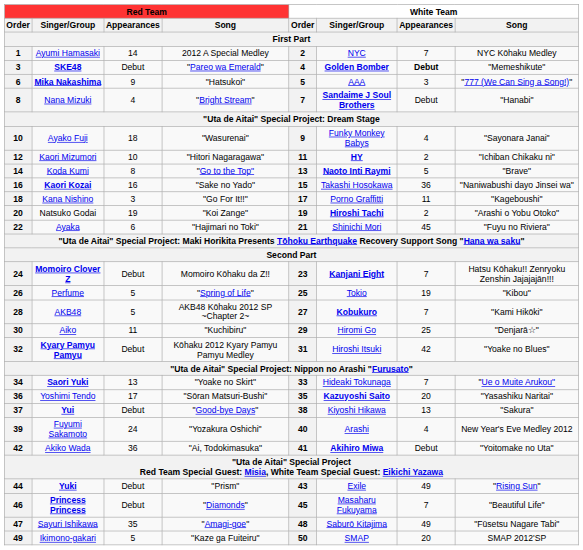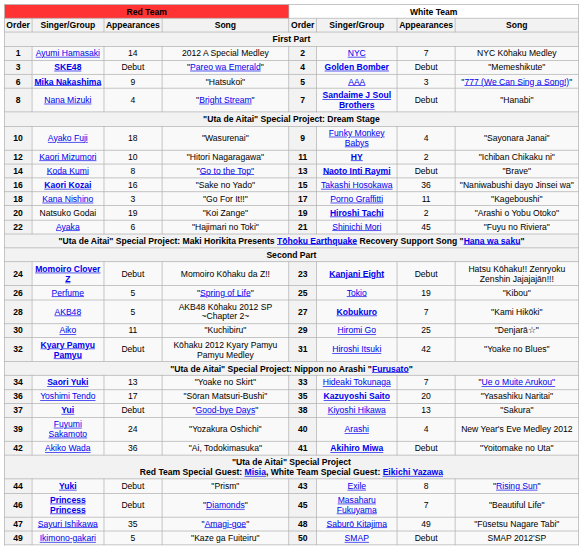(426, 67) bold -> (426, 67) normal
(426, 171) 5 -> (426, 171) Debut
(426, 274) 7 -> (426, 274) Debut
(426, 486) 49 -> (426, 486) 8
(426, 538) 20 -> (426, 538) Debut
